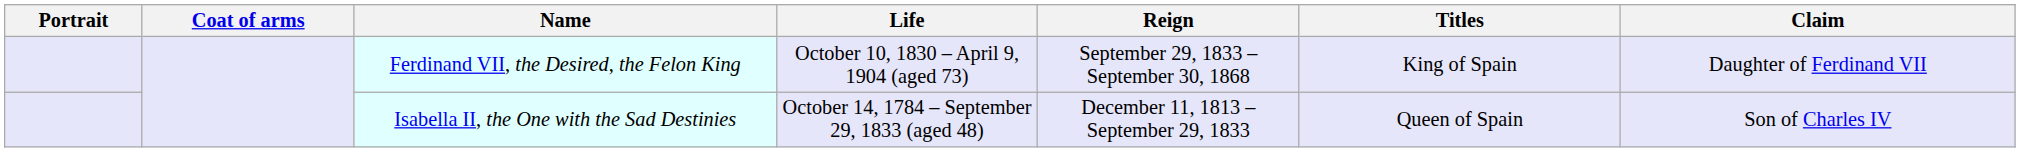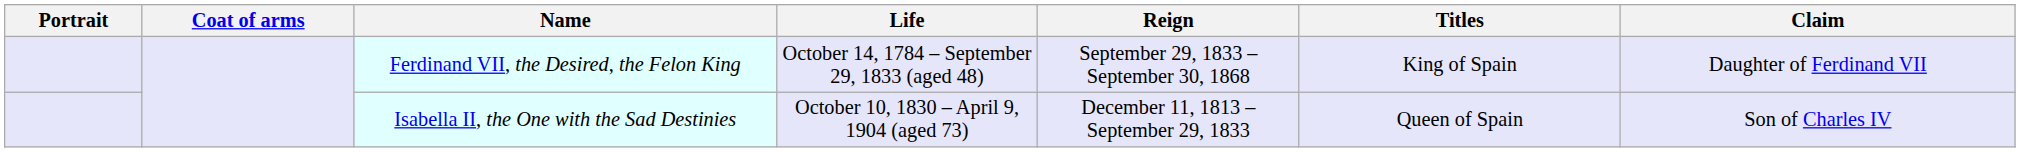(907, 64) October 10, 1830 – April 9, 1904 (aged 73) -> (907, 64) October 14, 1784 – September 29, 1833 (aged 48)
(907, 119) October 14, 1784 – September 29, 1833 (aged 48) -> (907, 119) October 10, 1830 – April 9, 1904 (aged 73)
